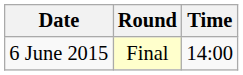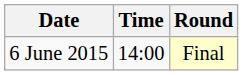columns swapped: (210, 20) <-> (147, 20)
